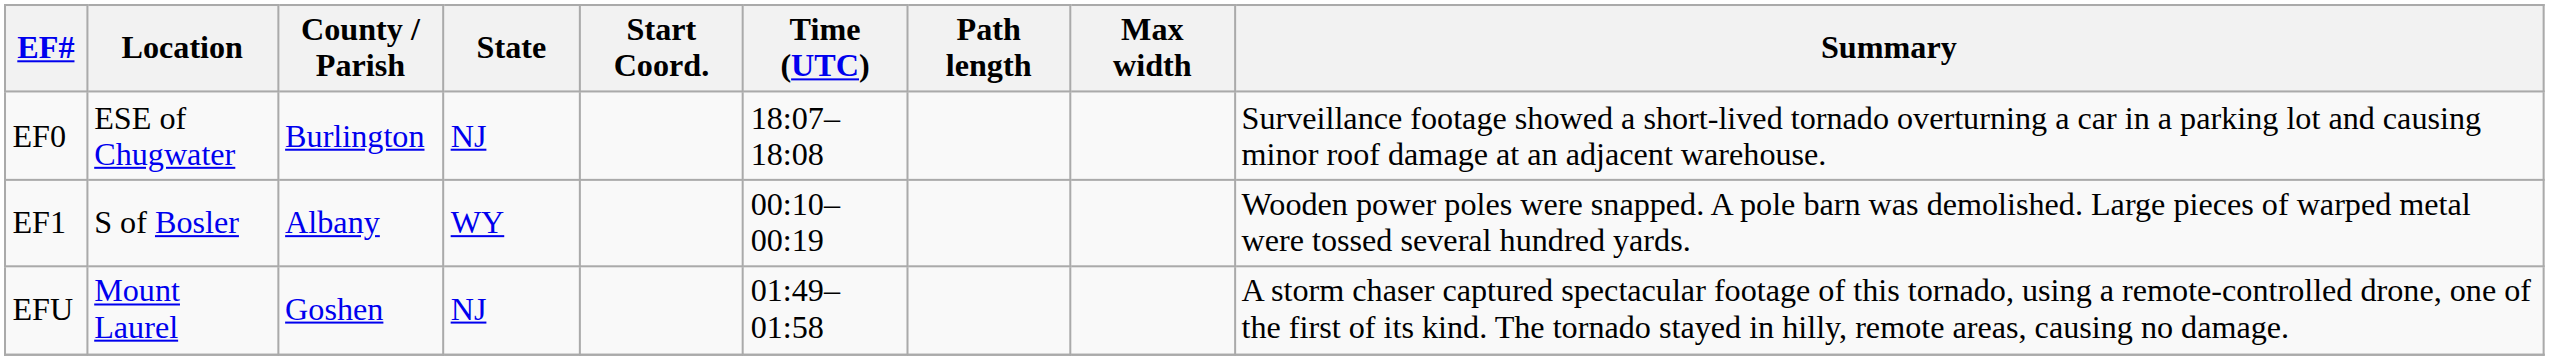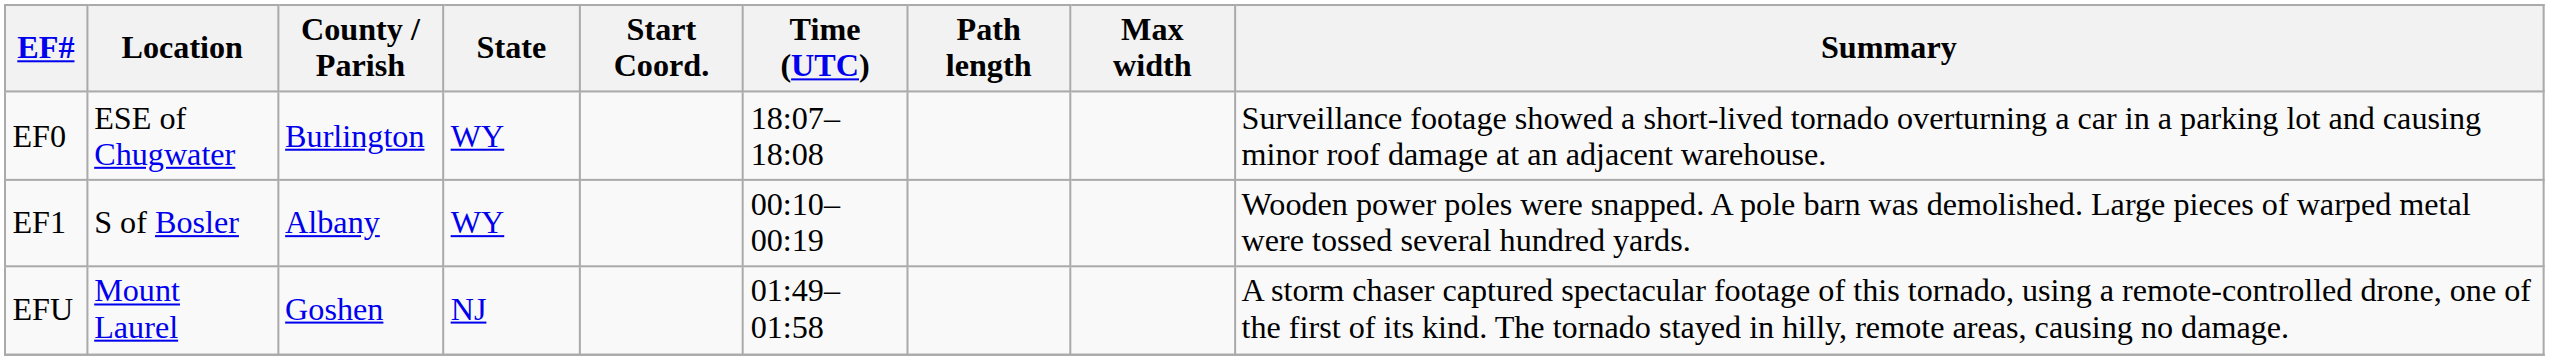(469, 135) NJ -> (477, 135) WY
